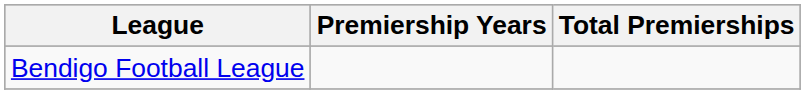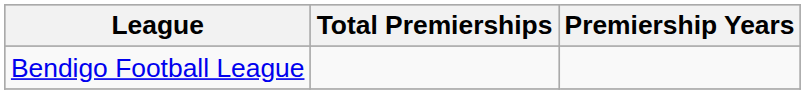columns swapped: (677, 25) <-> (432, 25)
